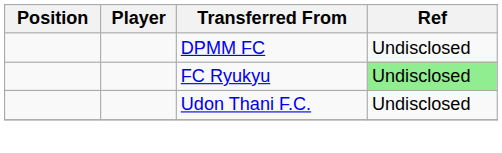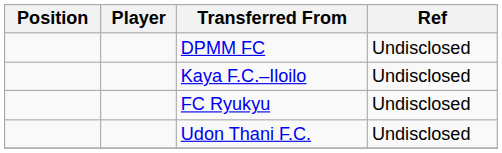+ row: (244, 76)
(421, 76) lightgreen background -> (421, 104) no background
